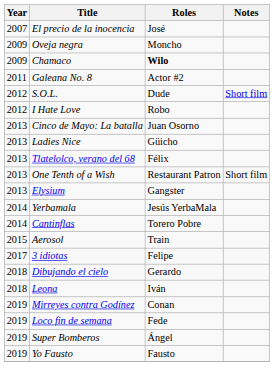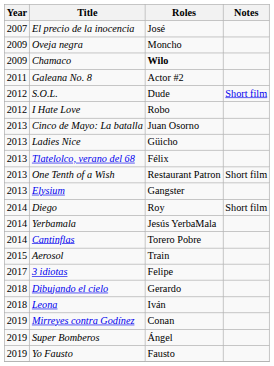+ row: (44, 207)
- row: (72, 321)
